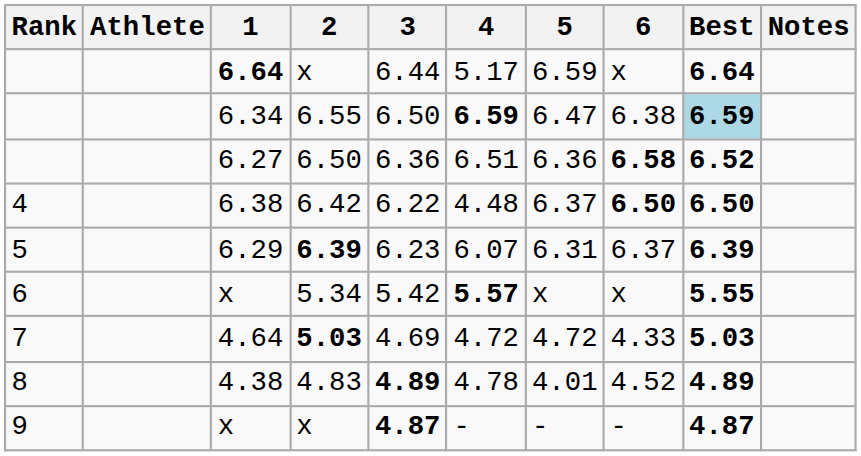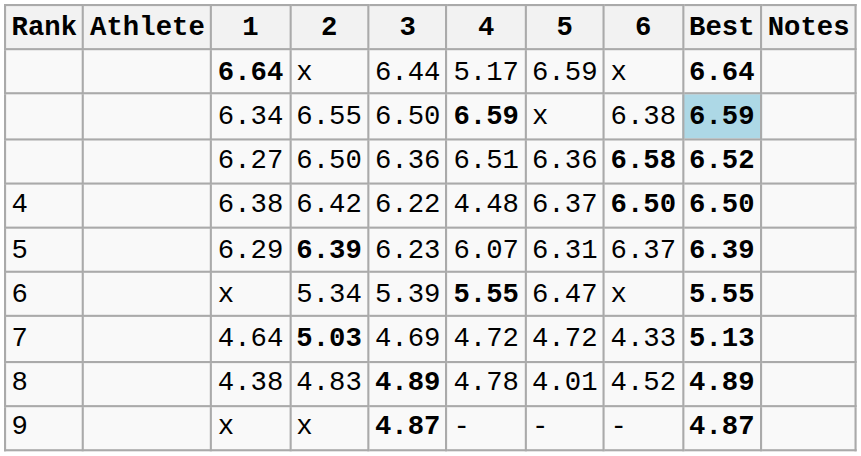(565, 116) 6.47 -> (540, 116) x
(408, 294) 5.42 -> (408, 294) 5.39
(486, 294) 5.57 -> (486, 294) 5.55
(540, 294) x -> (565, 294) 6.47
(722, 339) 5.03 -> (722, 339) 5.13
